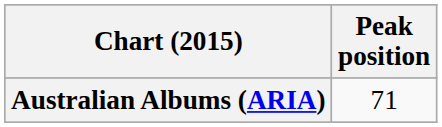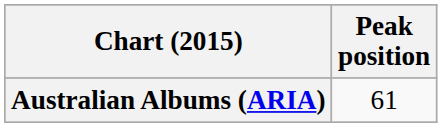(384, 99) 71 -> (384, 99) 61
